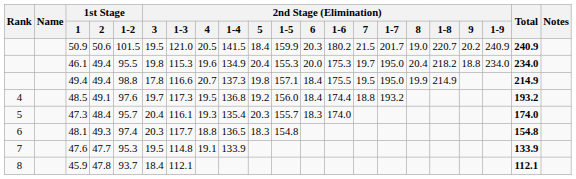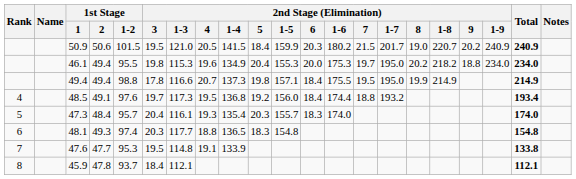(418, 64) 20.4 -> (418, 64) 20.2
(526, 98) 193.2 -> (526, 98) 193.4
(526, 149) 133.9 -> (526, 149) 133.8
